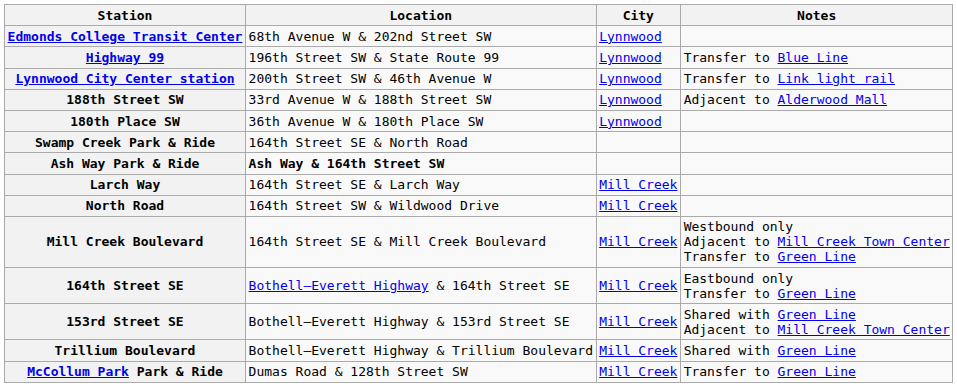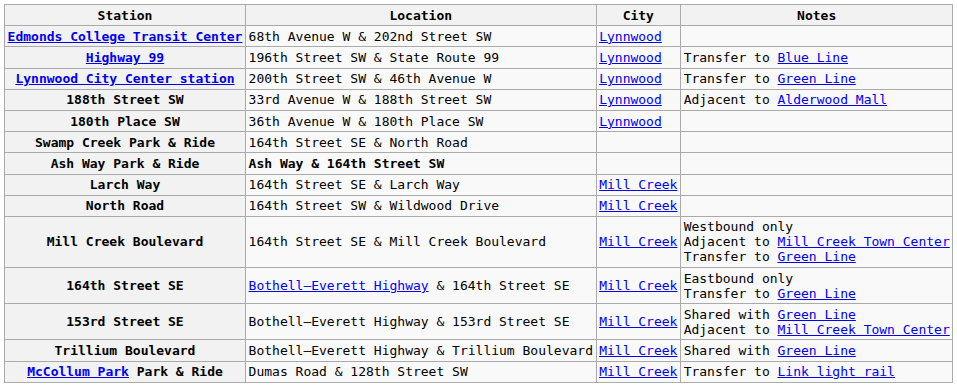(789, 79) Transfer to Link light rail -> (770, 79) Transfer to Green Line
(770, 372) Transfer to Green Line -> (789, 372) Transfer to Link light rail
